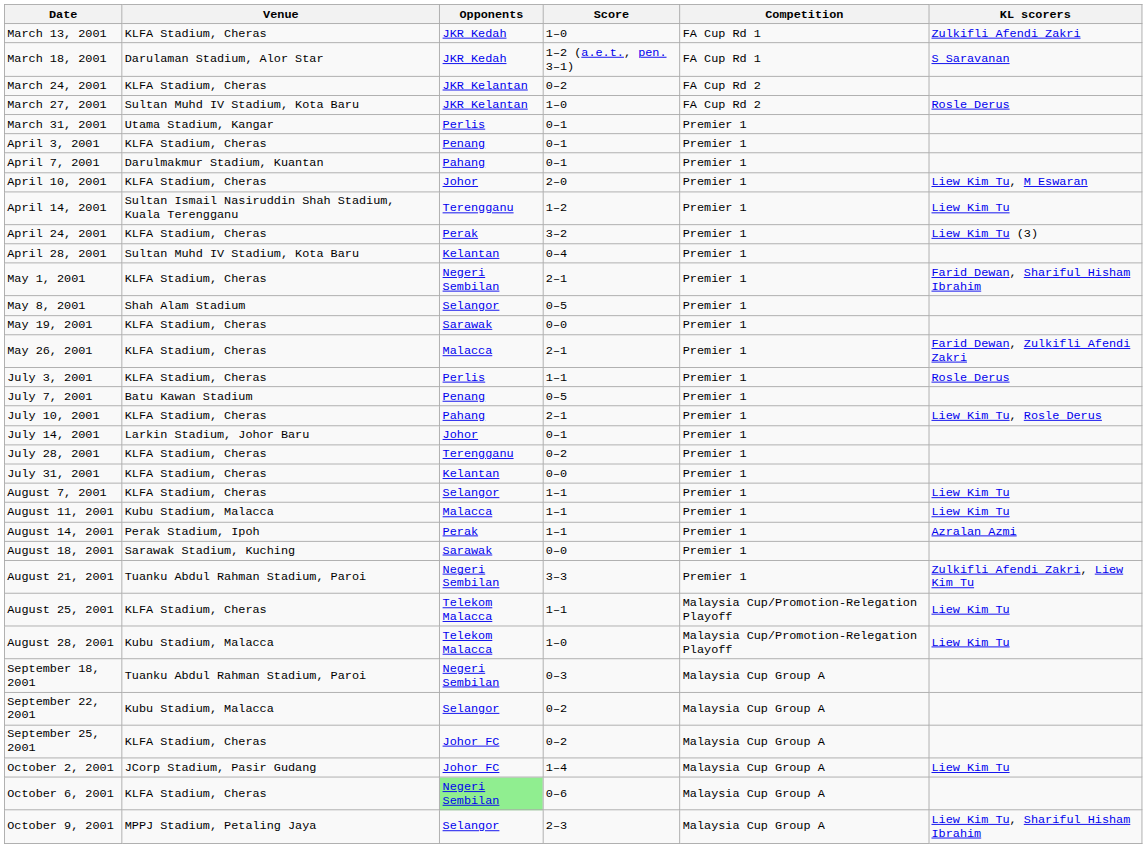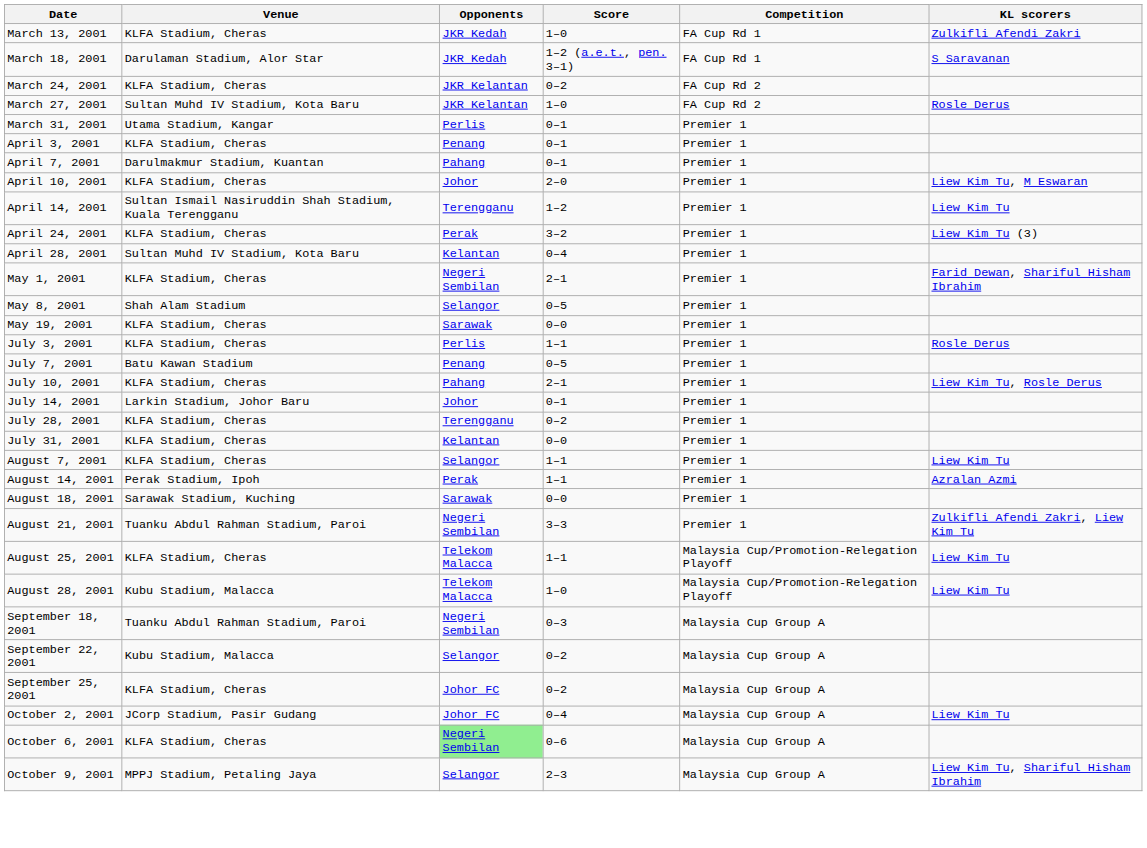- row: (50, 351)
- row: (61, 512)
(556, 768) 1–4 -> (556, 715) 0–4
